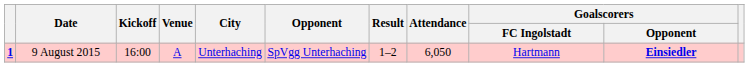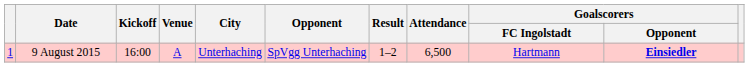(10, 52) bold -> (10, 52) normal
(438, 52) 6,050 -> (438, 52) 6,500
